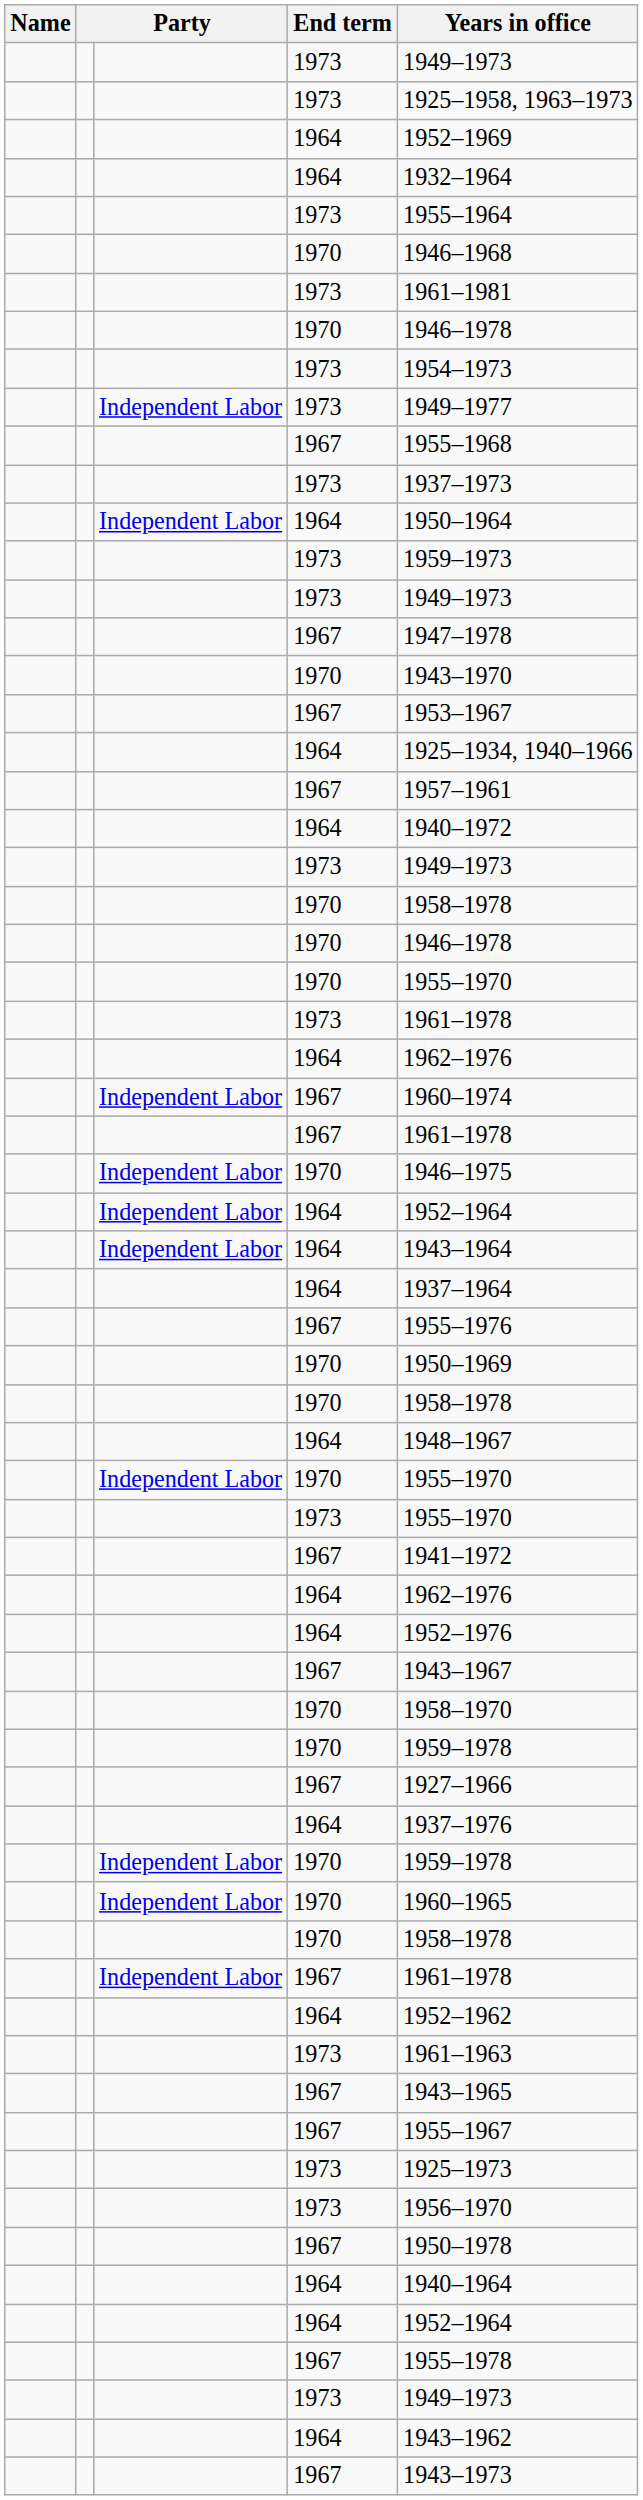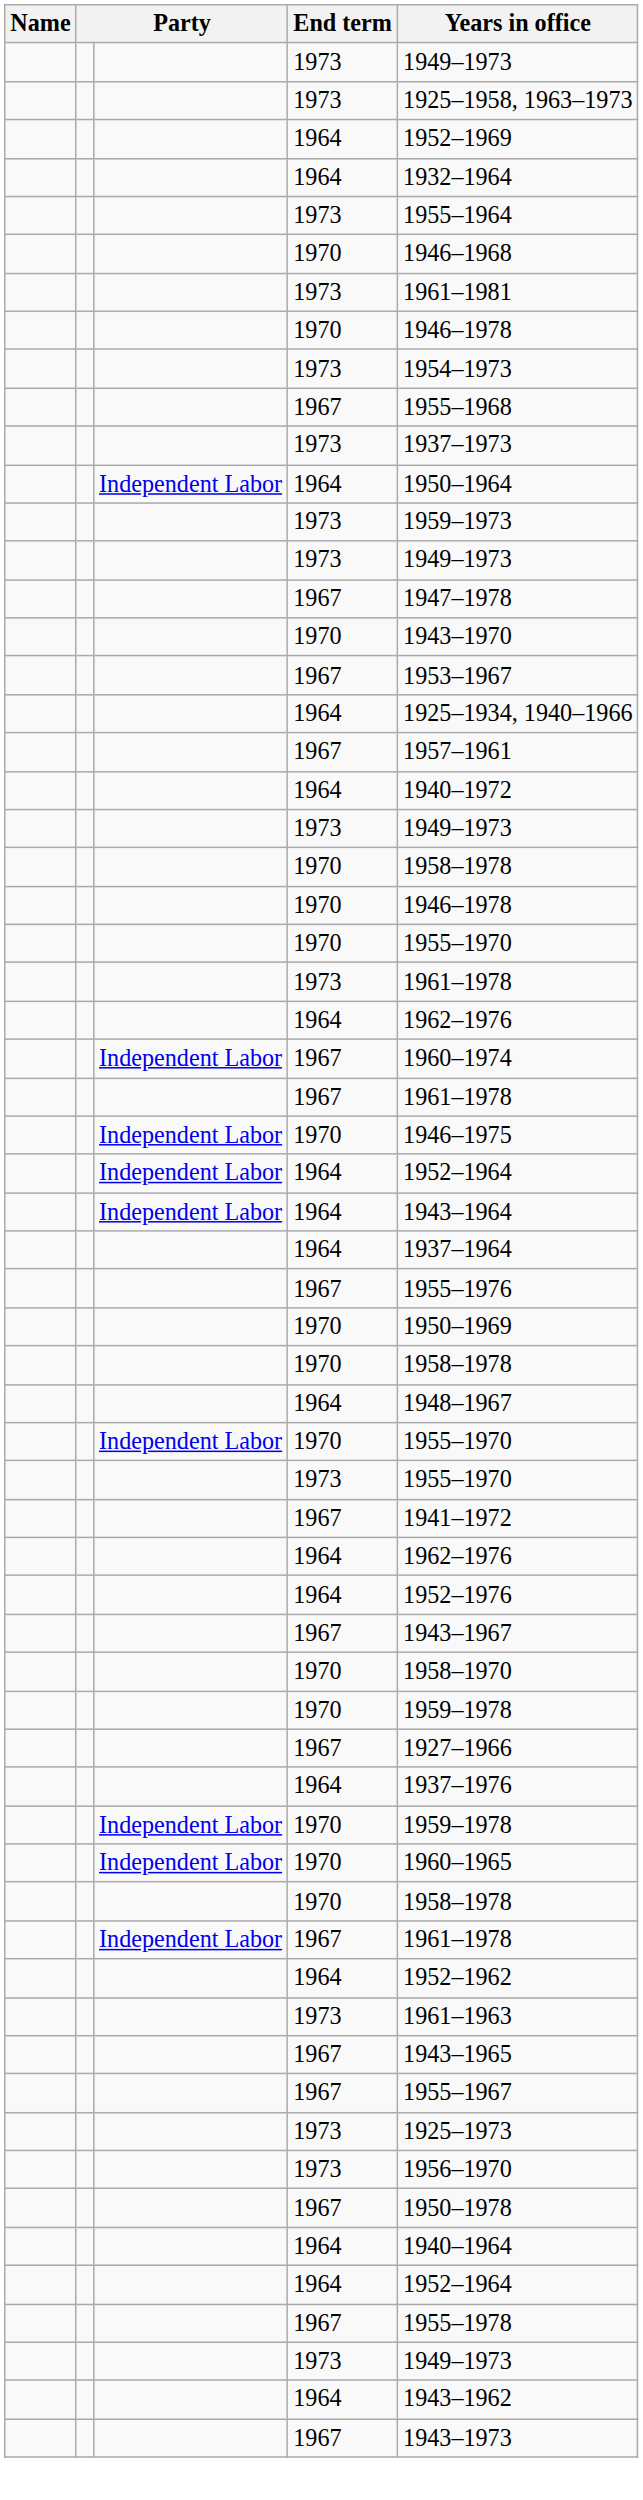- row: (191, 406)
